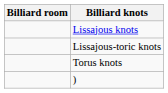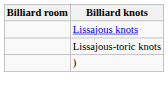- row: (97, 63)
